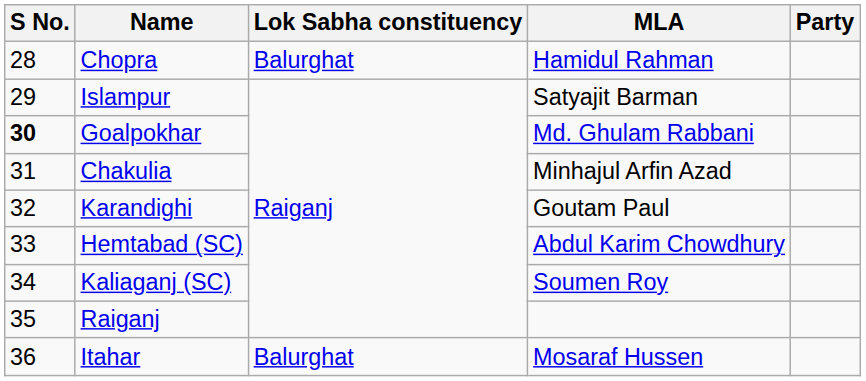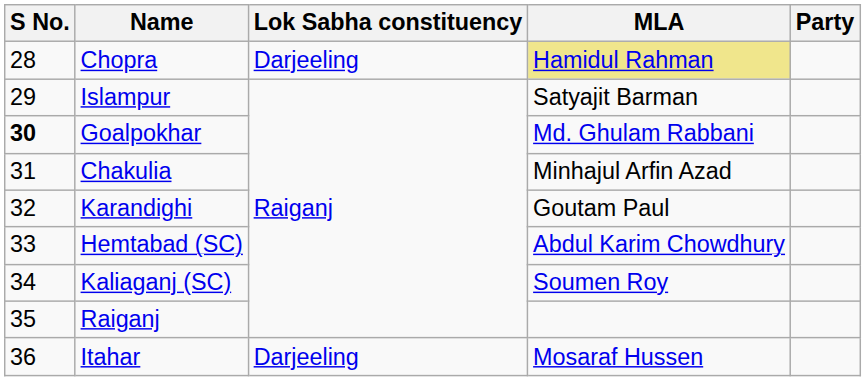(304, 60) Balurghat -> (306, 60) Darjeeling
(623, 60) no background -> (623, 60) khaki background
(304, 356) Balurghat -> (306, 356) Darjeeling
